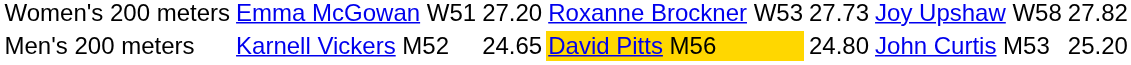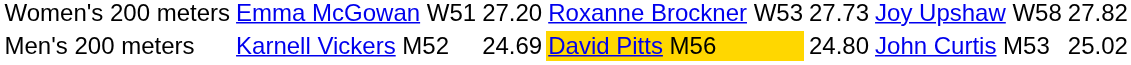(512, 45) 24.65 -> (512, 45) 24.69
(1098, 45) 25.20 -> (1098, 45) 25.02
